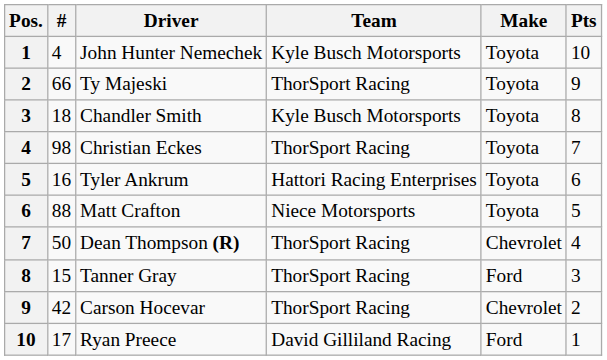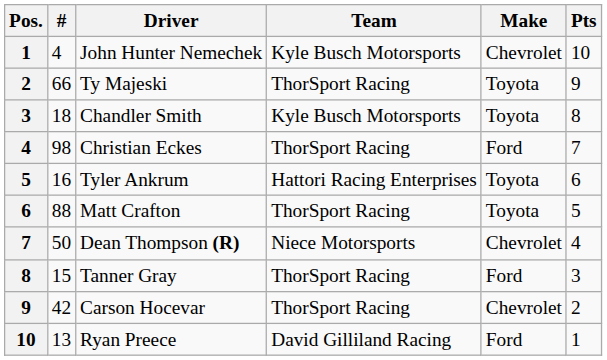(512, 52) Toyota -> (524, 52) Chevrolet
(512, 147) Toyota -> (504, 147) Ford
(343, 211) Niece Motorsports -> (341, 211) ThorSport Racing
(341, 243) ThorSport Racing -> (343, 243) Niece Motorsports
(61, 338) 17 -> (61, 338) 13
